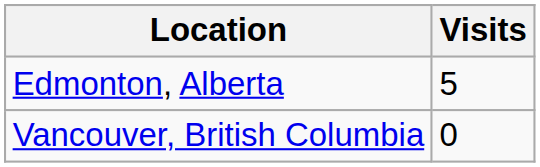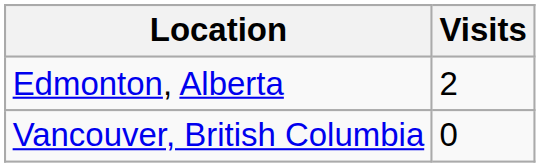(449, 82) 5 -> (449, 82) 2
